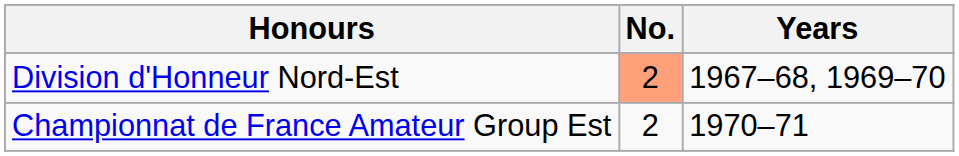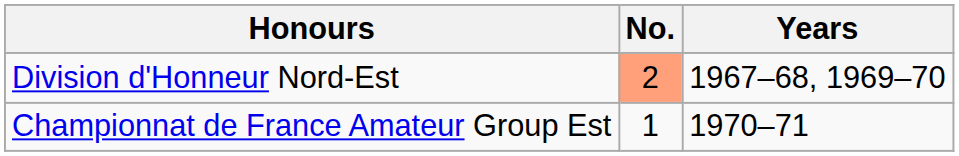(650, 126) 2 -> (650, 126) 1
